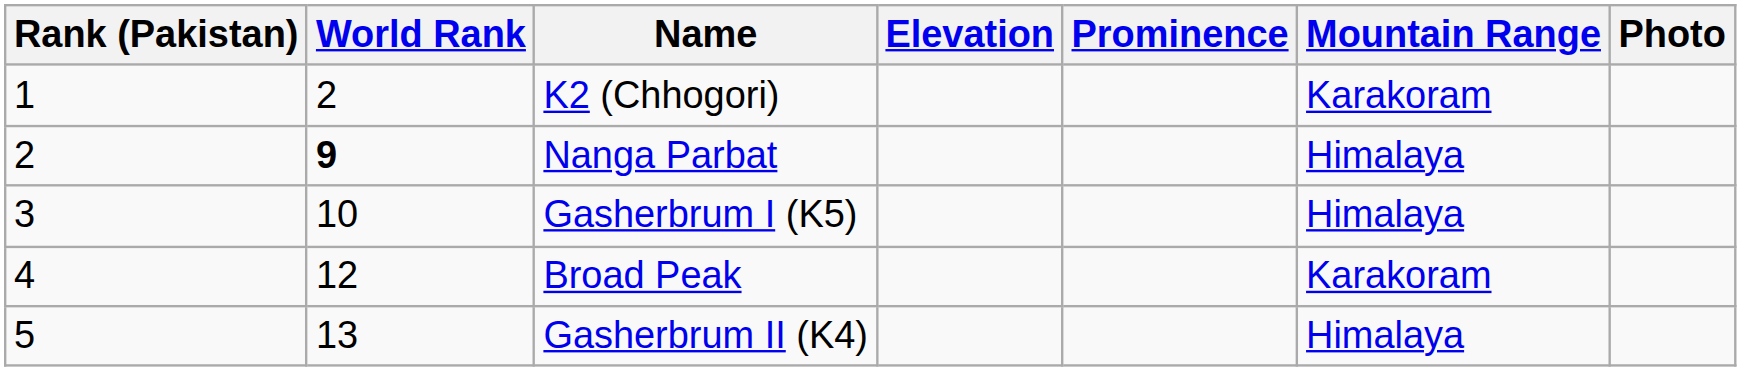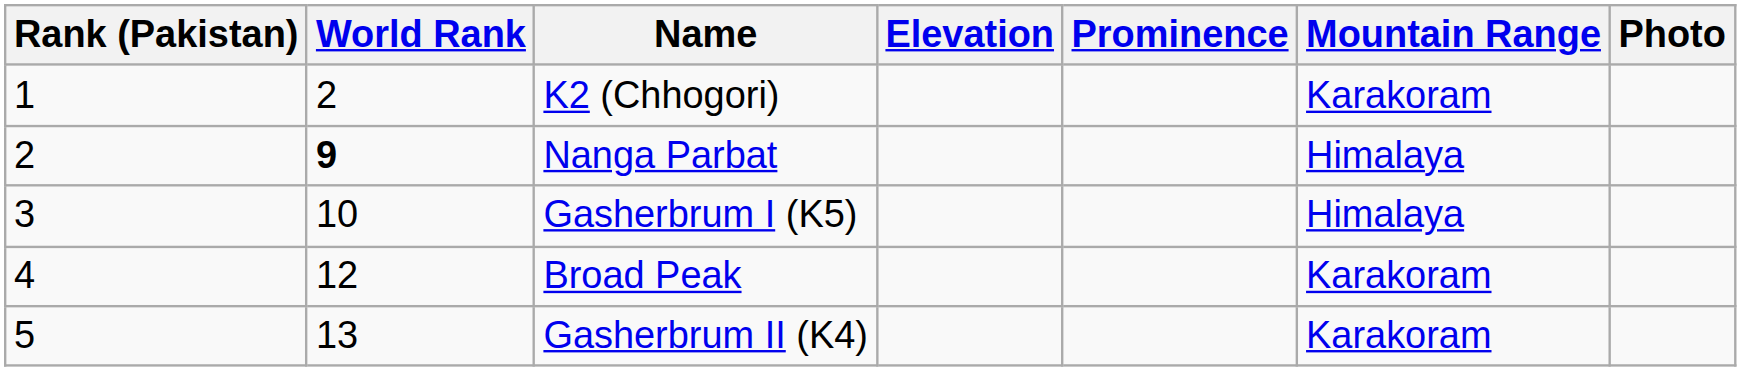(1385, 335) Himalaya -> (1399, 335) Karakoram
